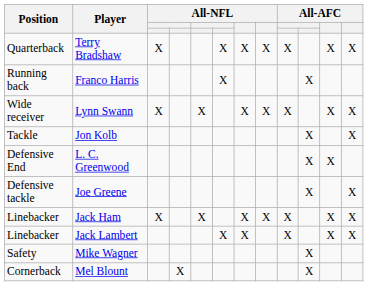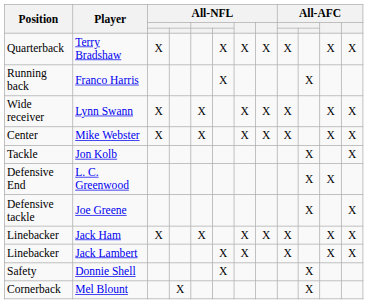+ row: (107, 136)
+ row: (105, 271)
- row: (106, 253)
